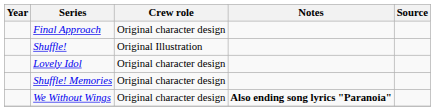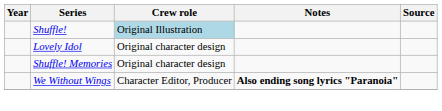- row: (67, 30)
(160, 47) no background -> (160, 30) lightblue background
(171, 98) Original character design -> (174, 81) Character Editor, Producer
